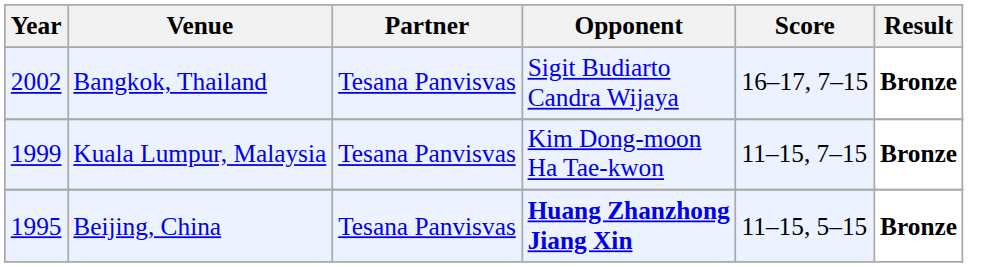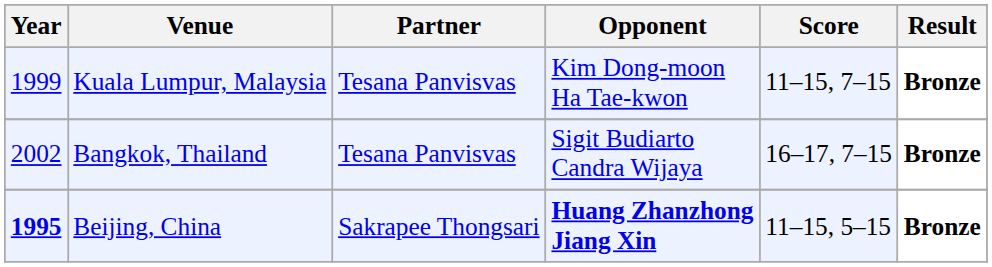rows swapped: (170, 82) <-> (200, 154)
(36, 225) normal -> (36, 225) bold
(427, 225) Tesana Panvisvas -> (439, 225) Sakrapee Thongsari
